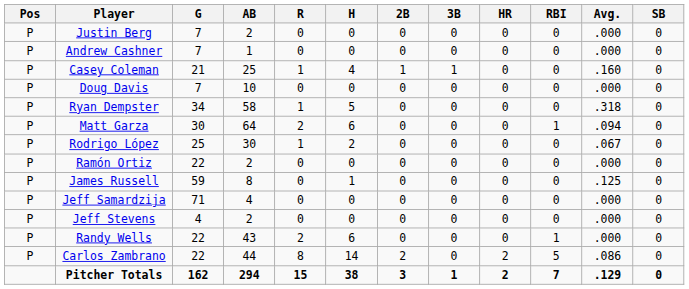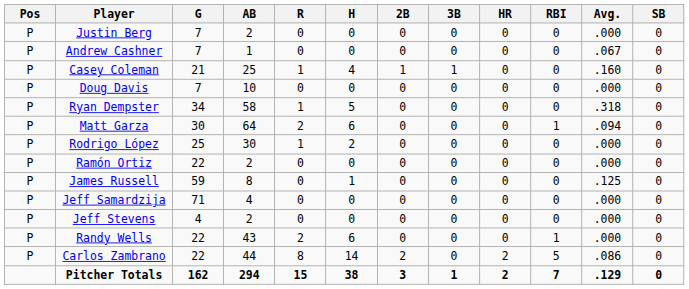(607, 51) .000 -> (607, 51) .067
(607, 144) .067 -> (607, 144) .000
